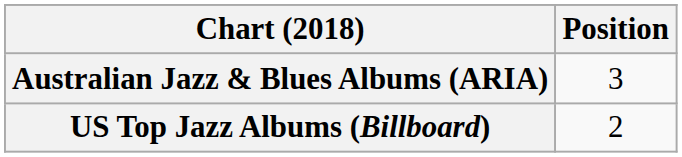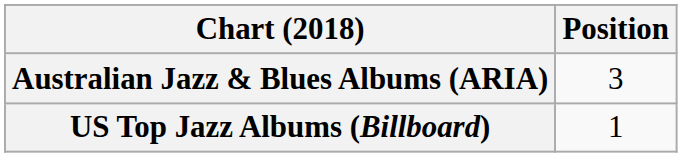(616, 126) 2 -> (616, 126) 1
